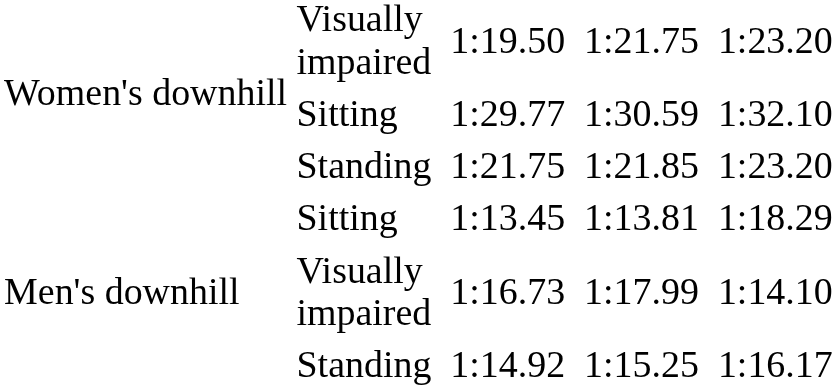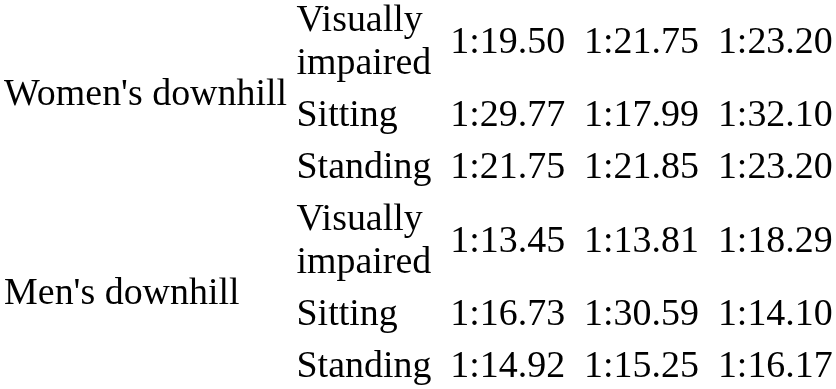(642, 113) 1:30.59 -> (642, 113) 1:17.99
(347, 217) Sitting -> (364, 239) Visually impaired
(364, 291) Visually impaired -> (347, 312) Sitting
(642, 291) 1:17.99 -> (642, 312) 1:30.59
